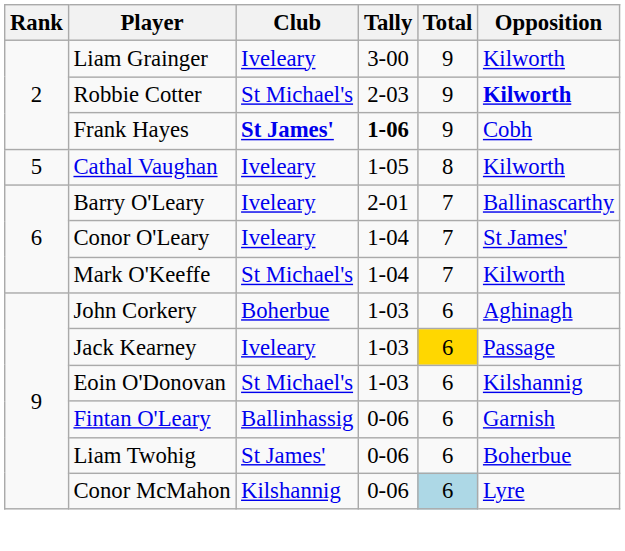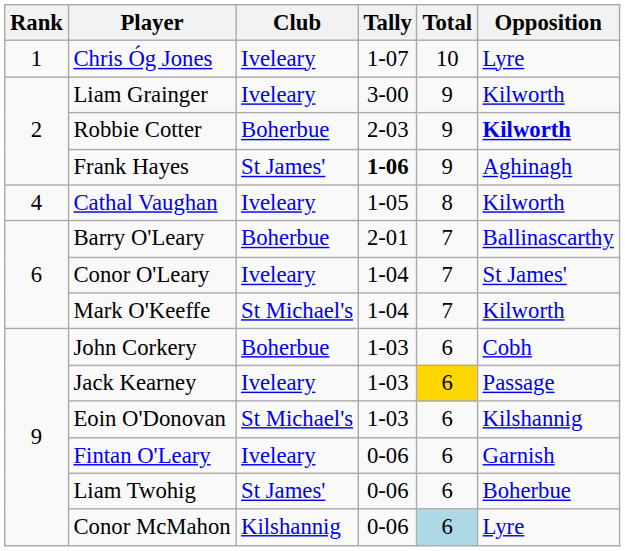+ row: (143, 58)
(297, 94) St Michael's -> (285, 130) Boherbue
(287, 130) bold -> (283, 166) normal
(508, 130) Cobh -> (527, 166) Aghinagh
(36, 166) 5 -> (36, 202) 4
(278, 202) Iveleary -> (285, 238) Boherbue
(528, 310) Aghinagh -> (507, 346) Cobh
(297, 418) Ballinhassig -> (278, 454) Iveleary
